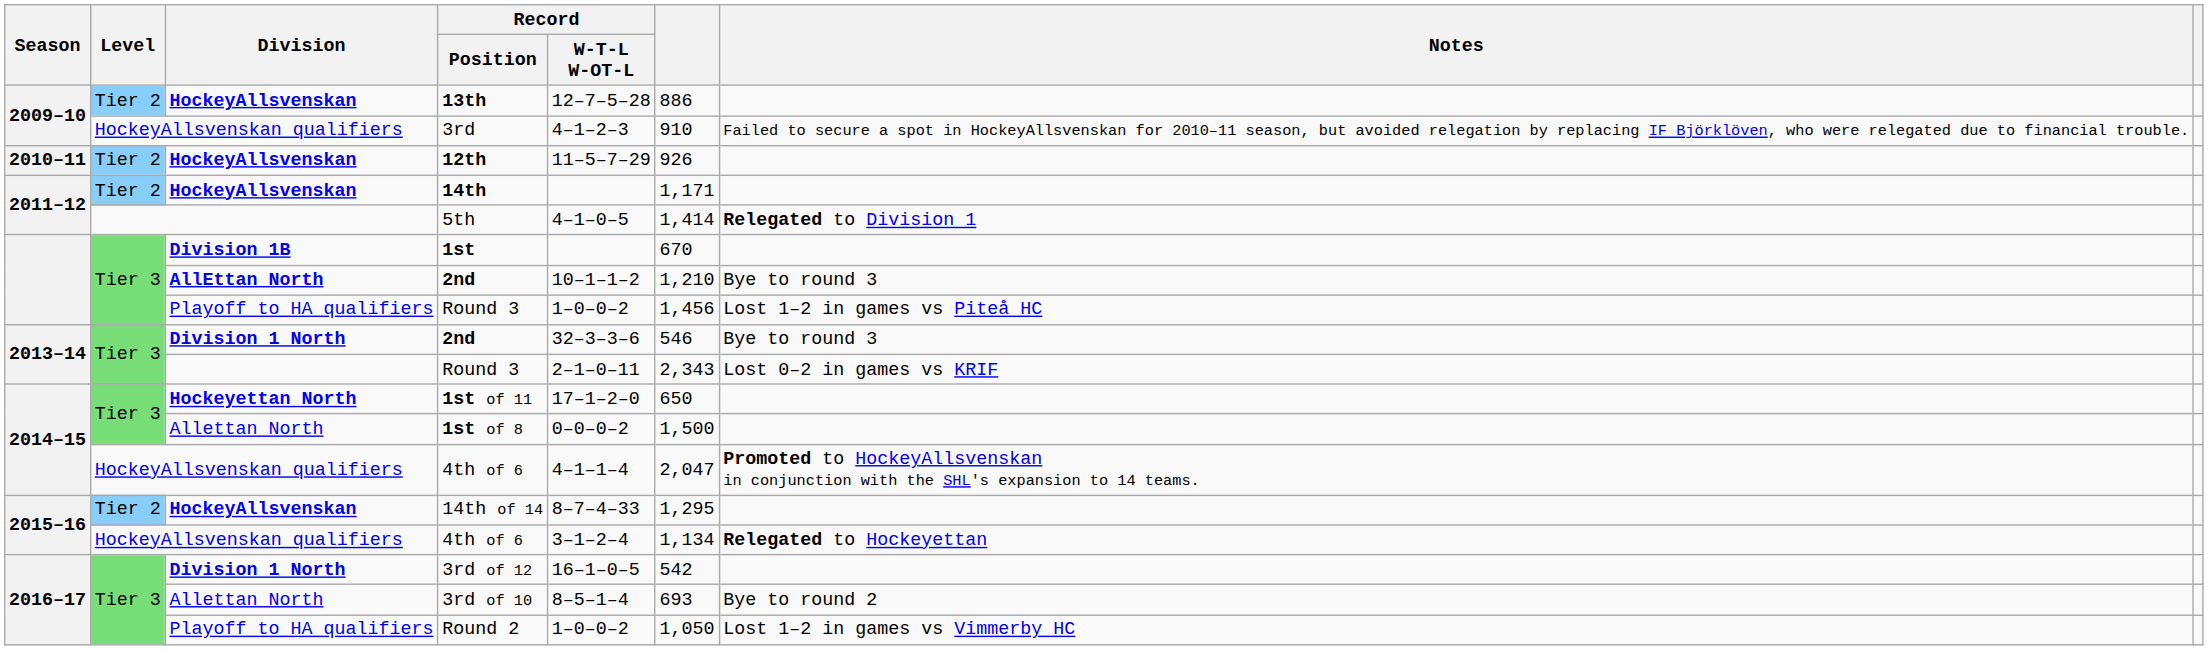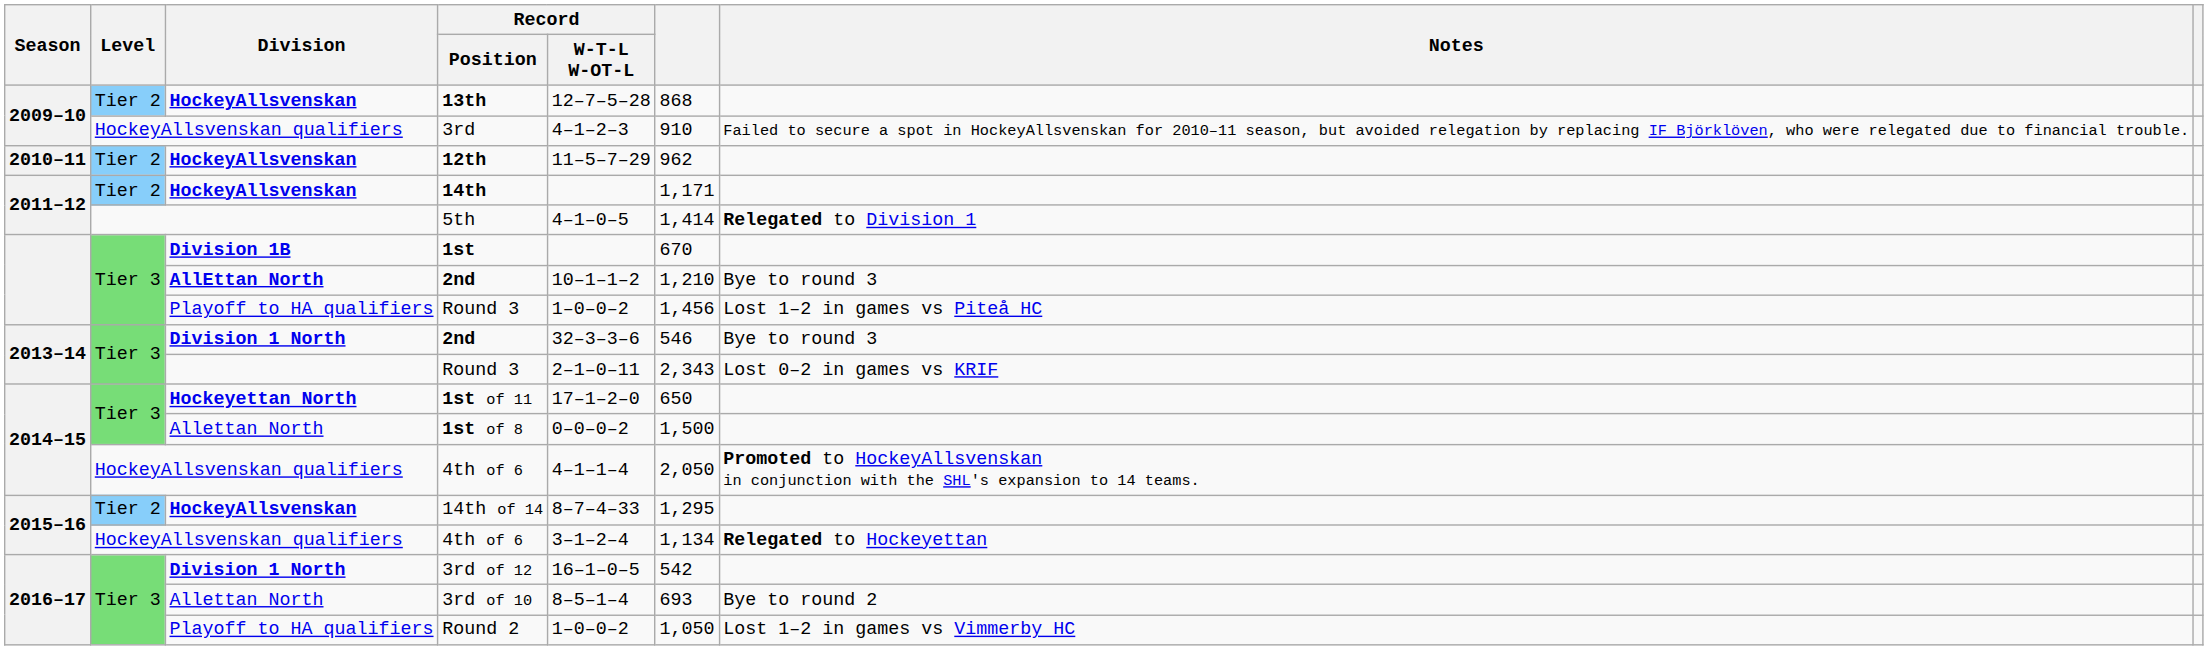(676, 101) 886 -> (676, 101) 868
(676, 160) 926 -> (676, 160) 962
(687, 470) 2,047 -> (687, 470) 2,050
